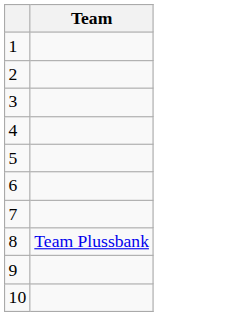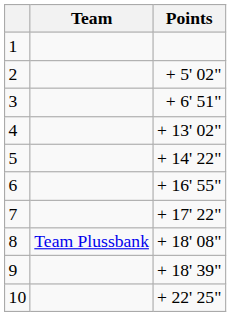+ column: (189, 18)
